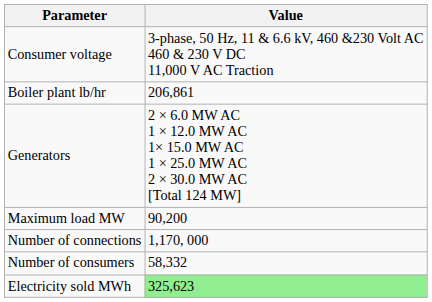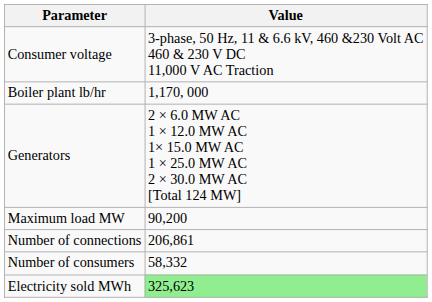(171, 92) 206,861 -> (178, 92) 1,170, 000
(178, 240) 1,170, 000 -> (171, 240) 206,861
